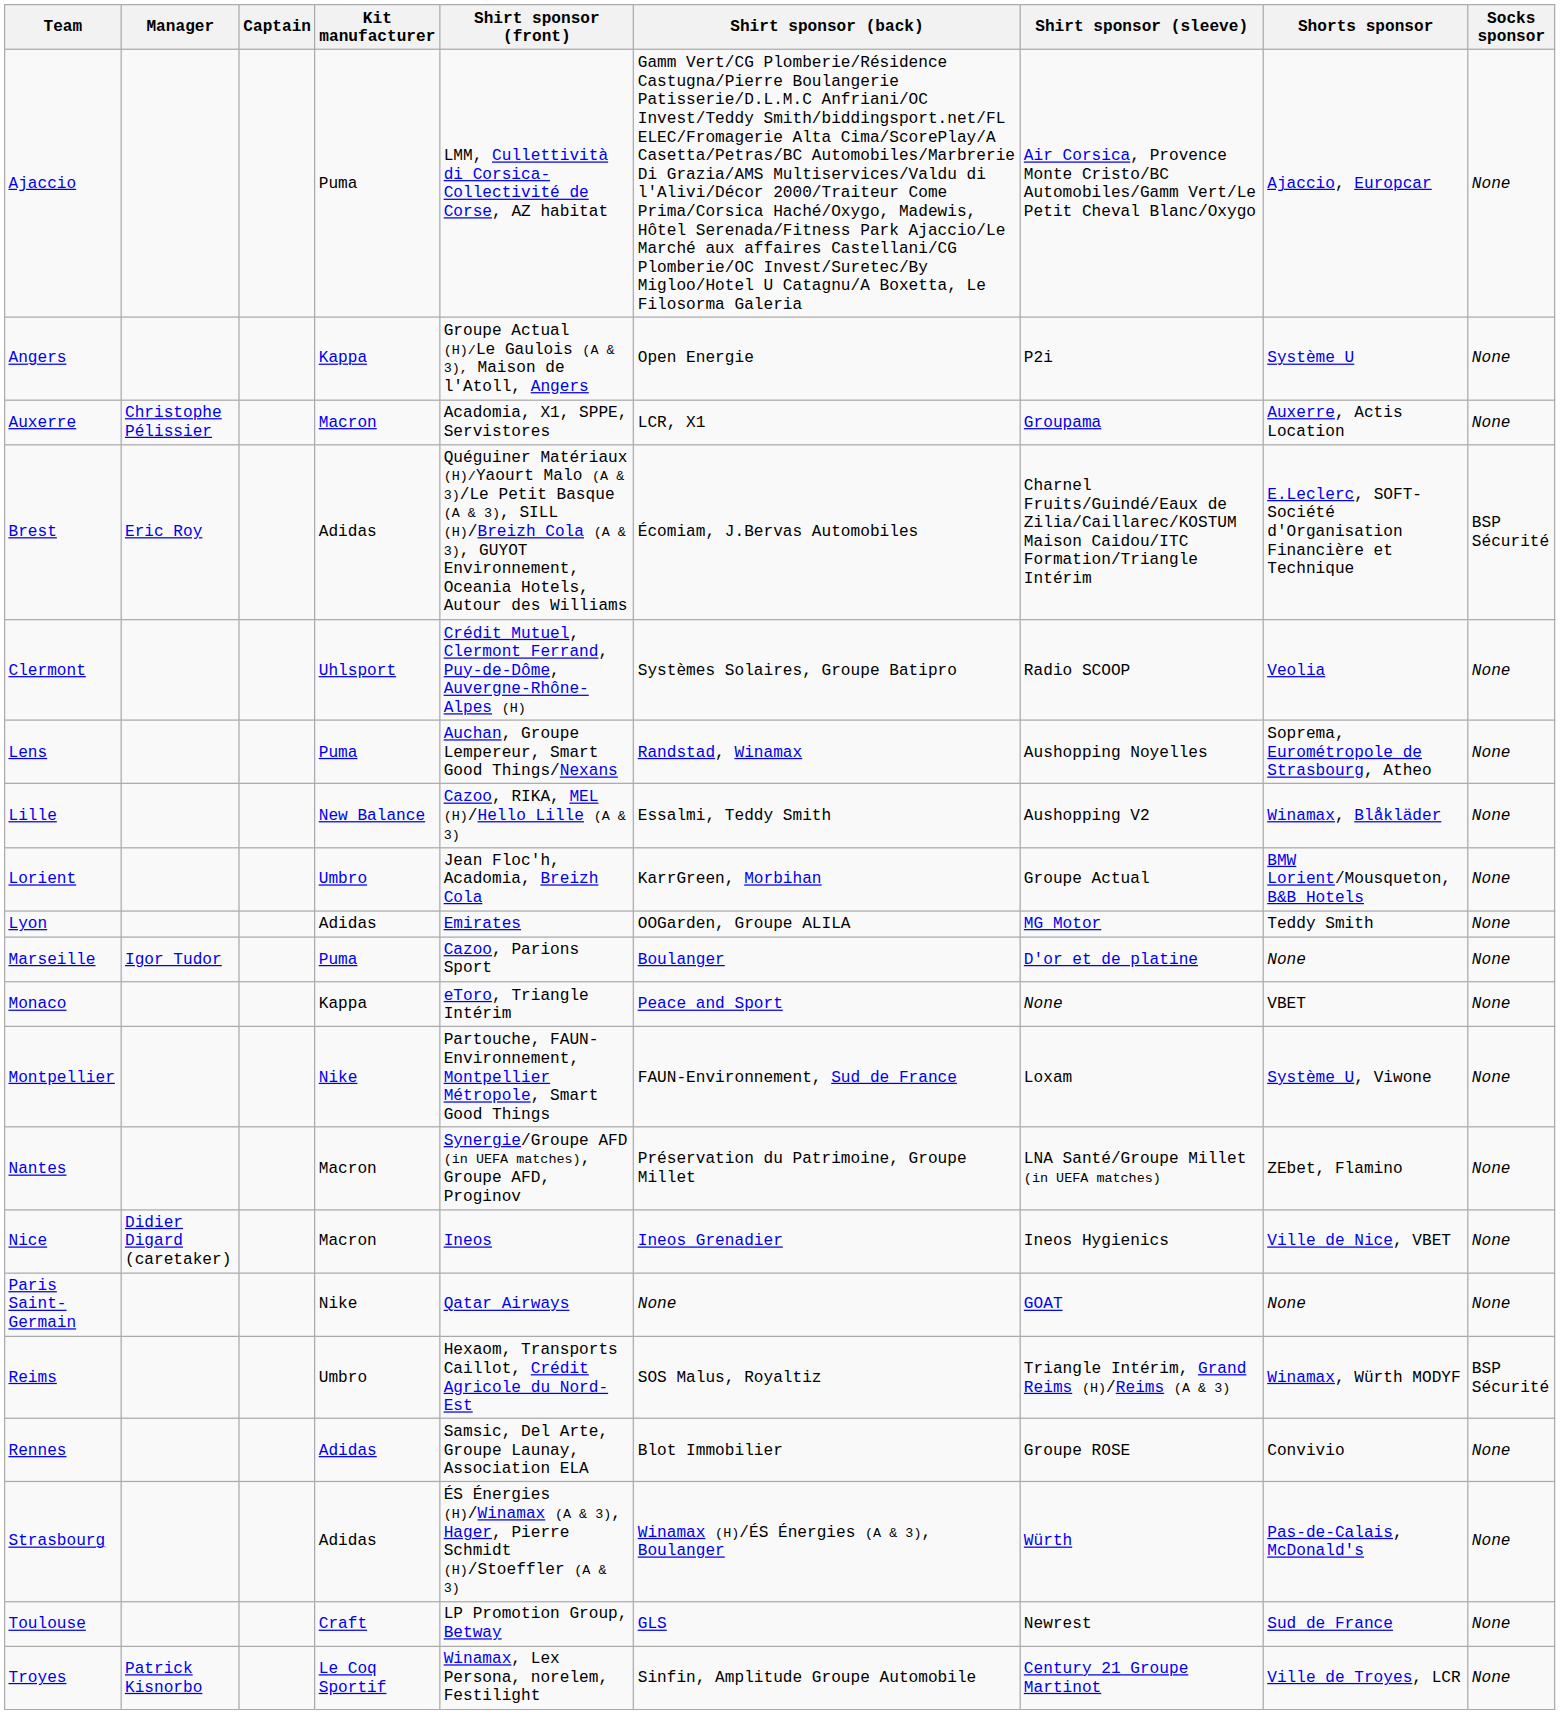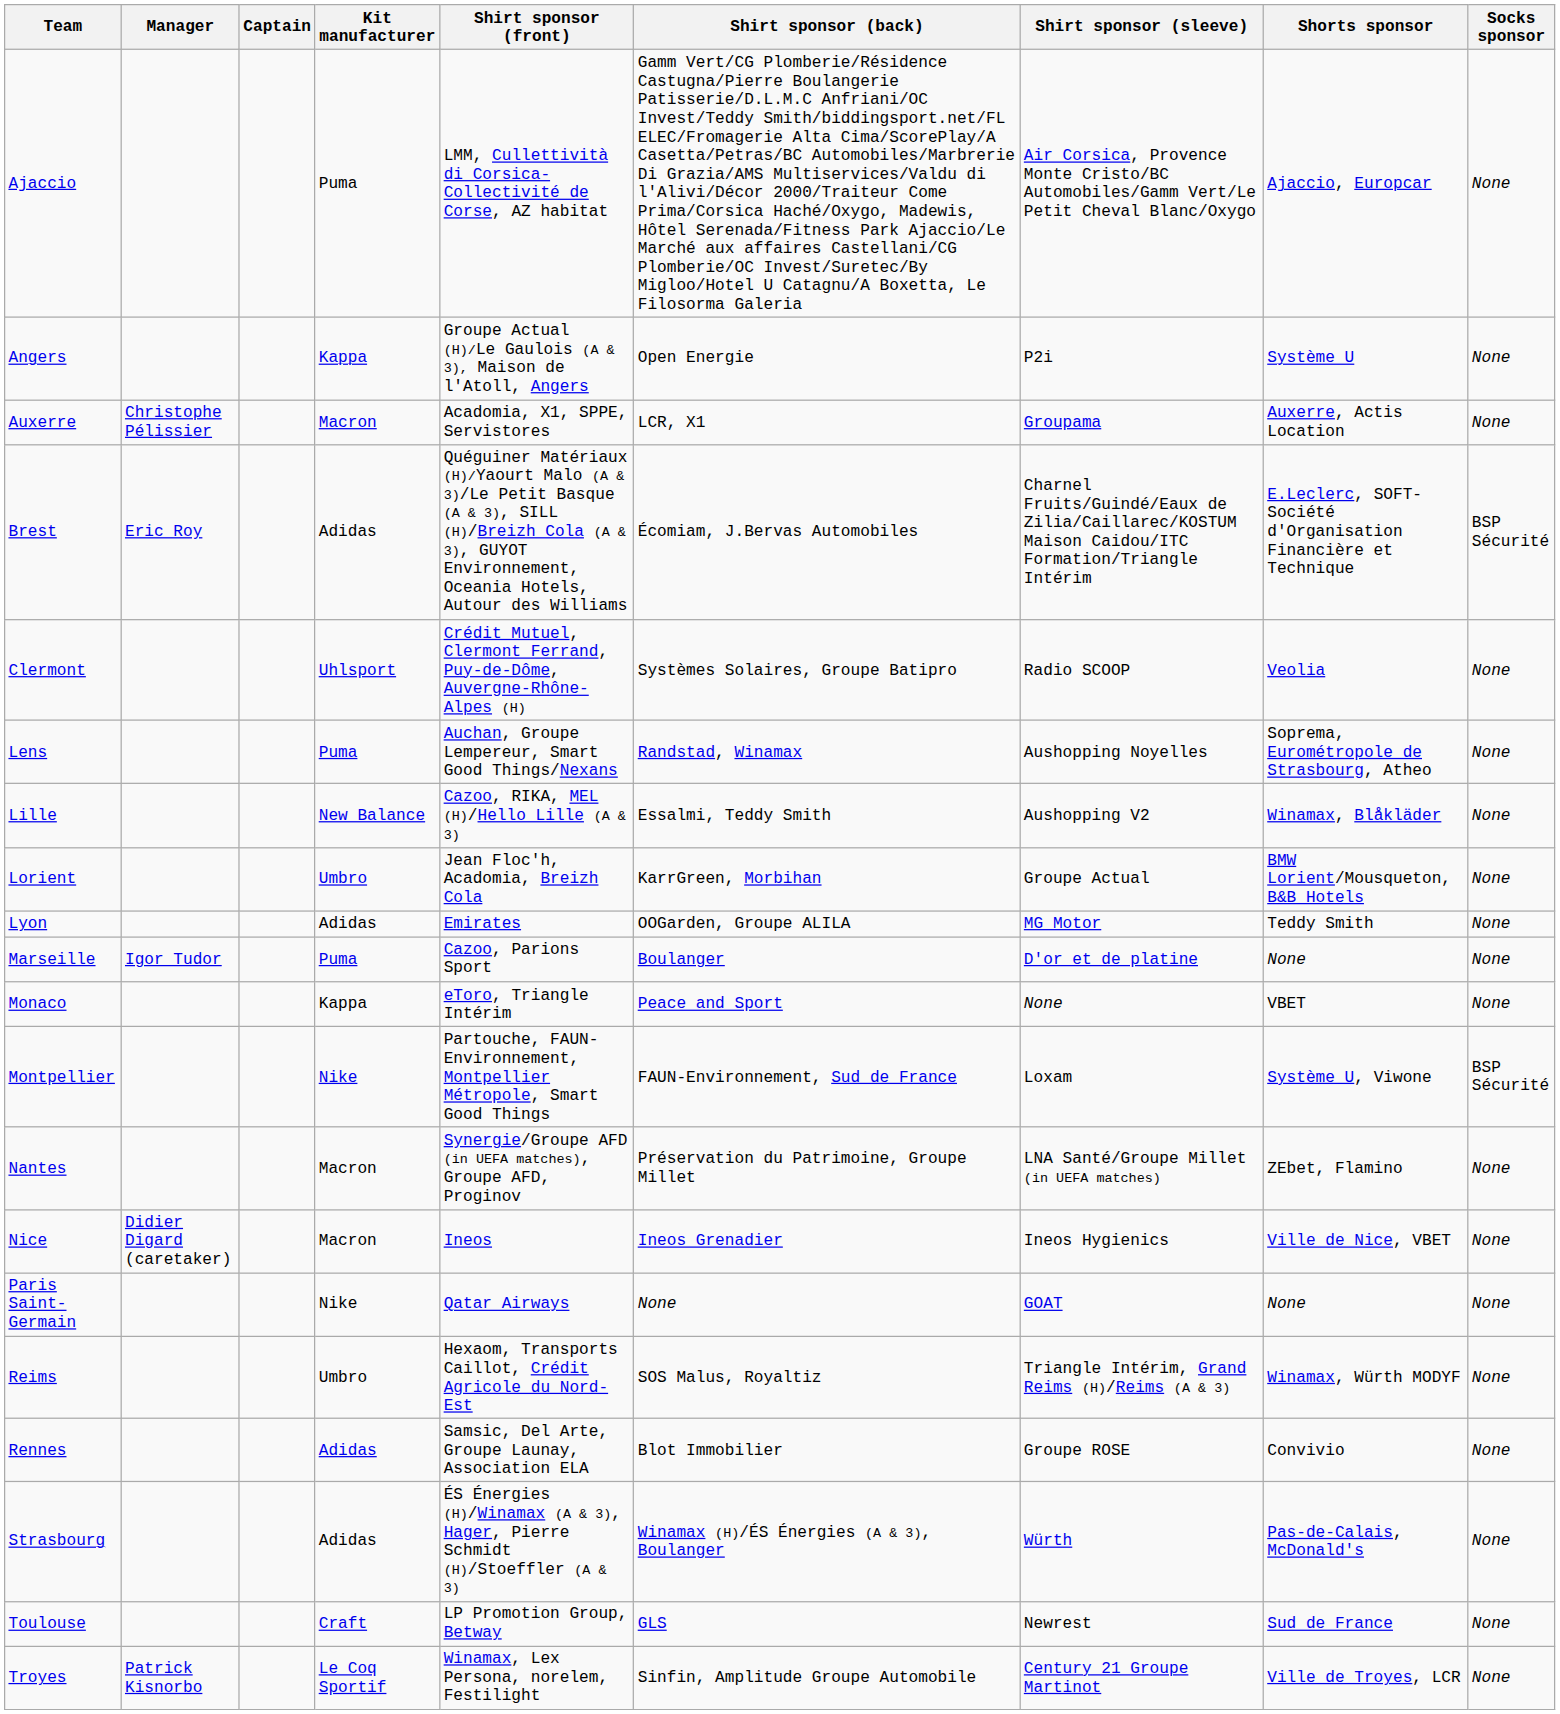(1491, 1077) None -> (1510, 1077) BSP Sécurité
(1510, 1377) BSP Sécurité -> (1491, 1377) None
